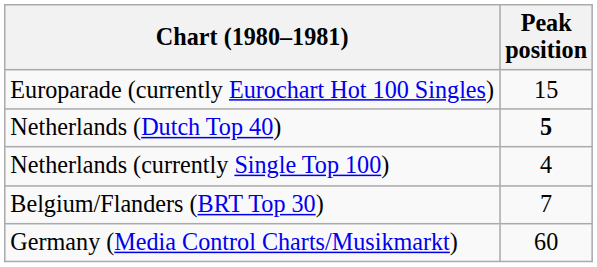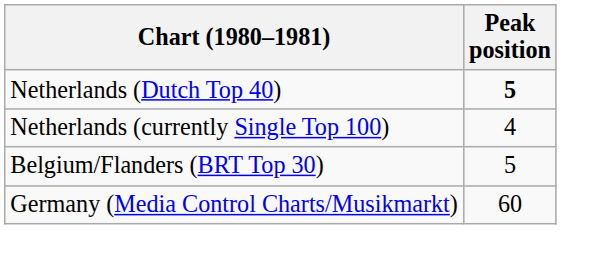- row: (252, 89)
(546, 204) 7 -> (510, 165) 5
